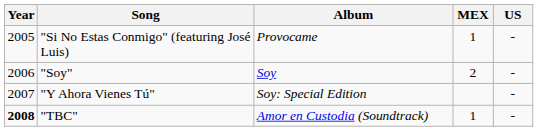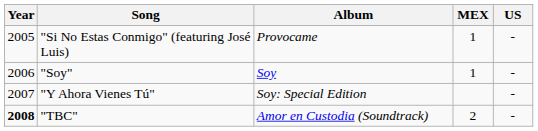(473, 72) 2 -> (473, 72) 1
(473, 115) 1 -> (473, 115) 2
